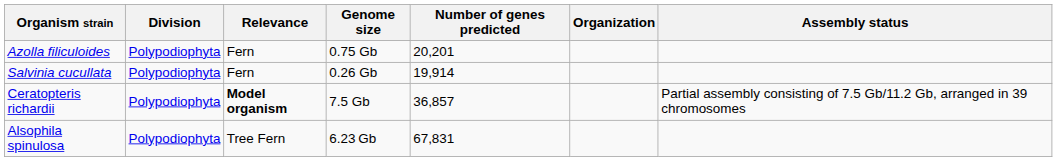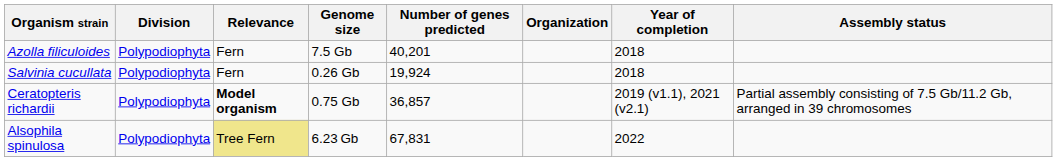+ column: (672, 22)
(353, 51) 0.75 Gb -> (332, 51) 7.5 Gb
(434, 51) 20,201 -> (410, 51) 40,201
(434, 72) 19,914 -> (410, 72) 19,924
(350, 101) 7.5 Gb -> (335, 101) 0.75 Gb
(256, 138) no background -> (246, 138) khaki background
